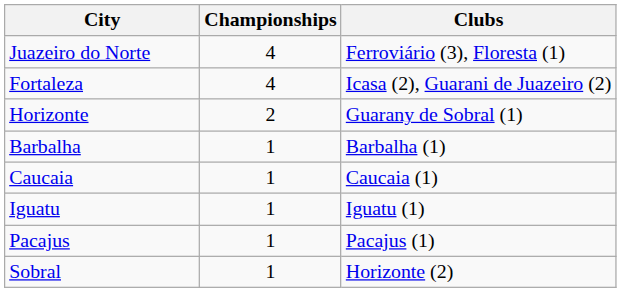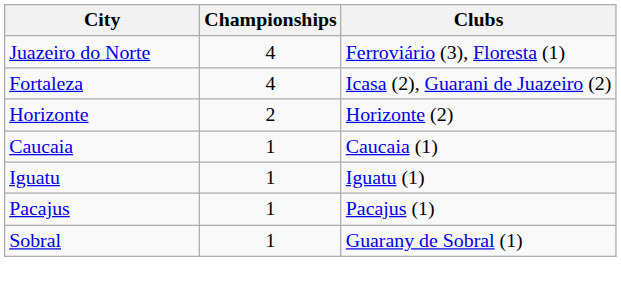(434, 114) Guarany de Sobral (1) -> (400, 114) Horizonte (2)
- row: (45, 146)
(400, 271) Horizonte (2) -> (434, 240) Guarany de Sobral (1)
